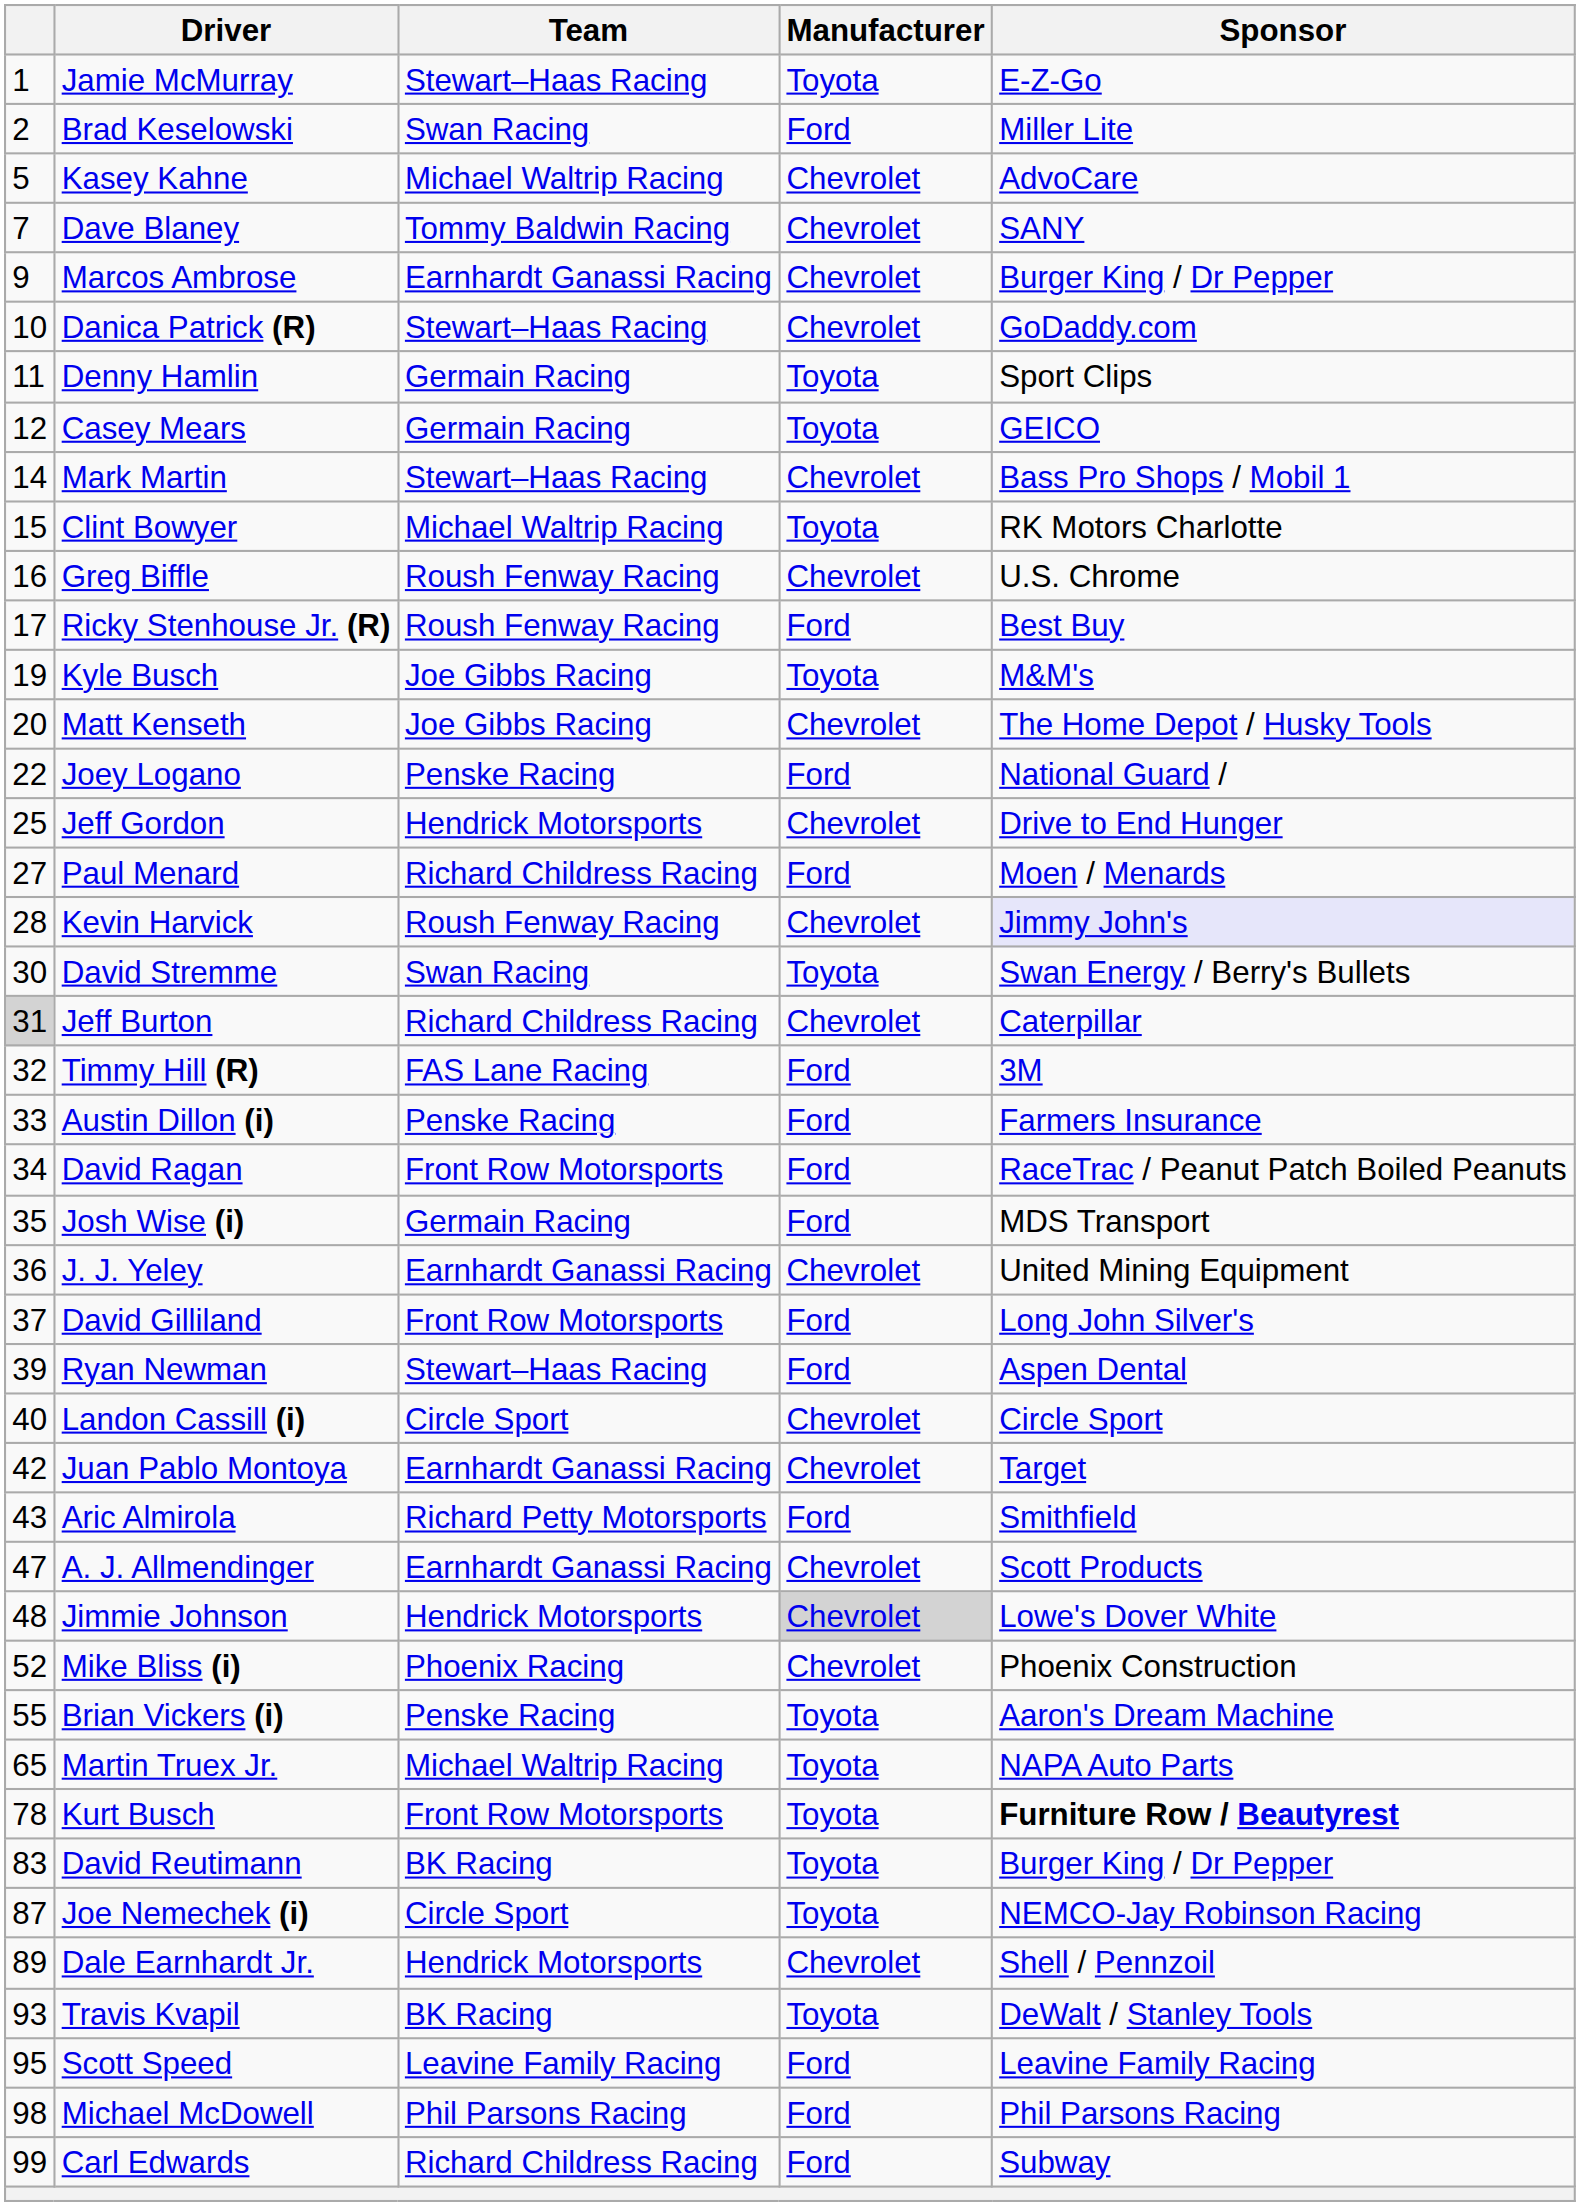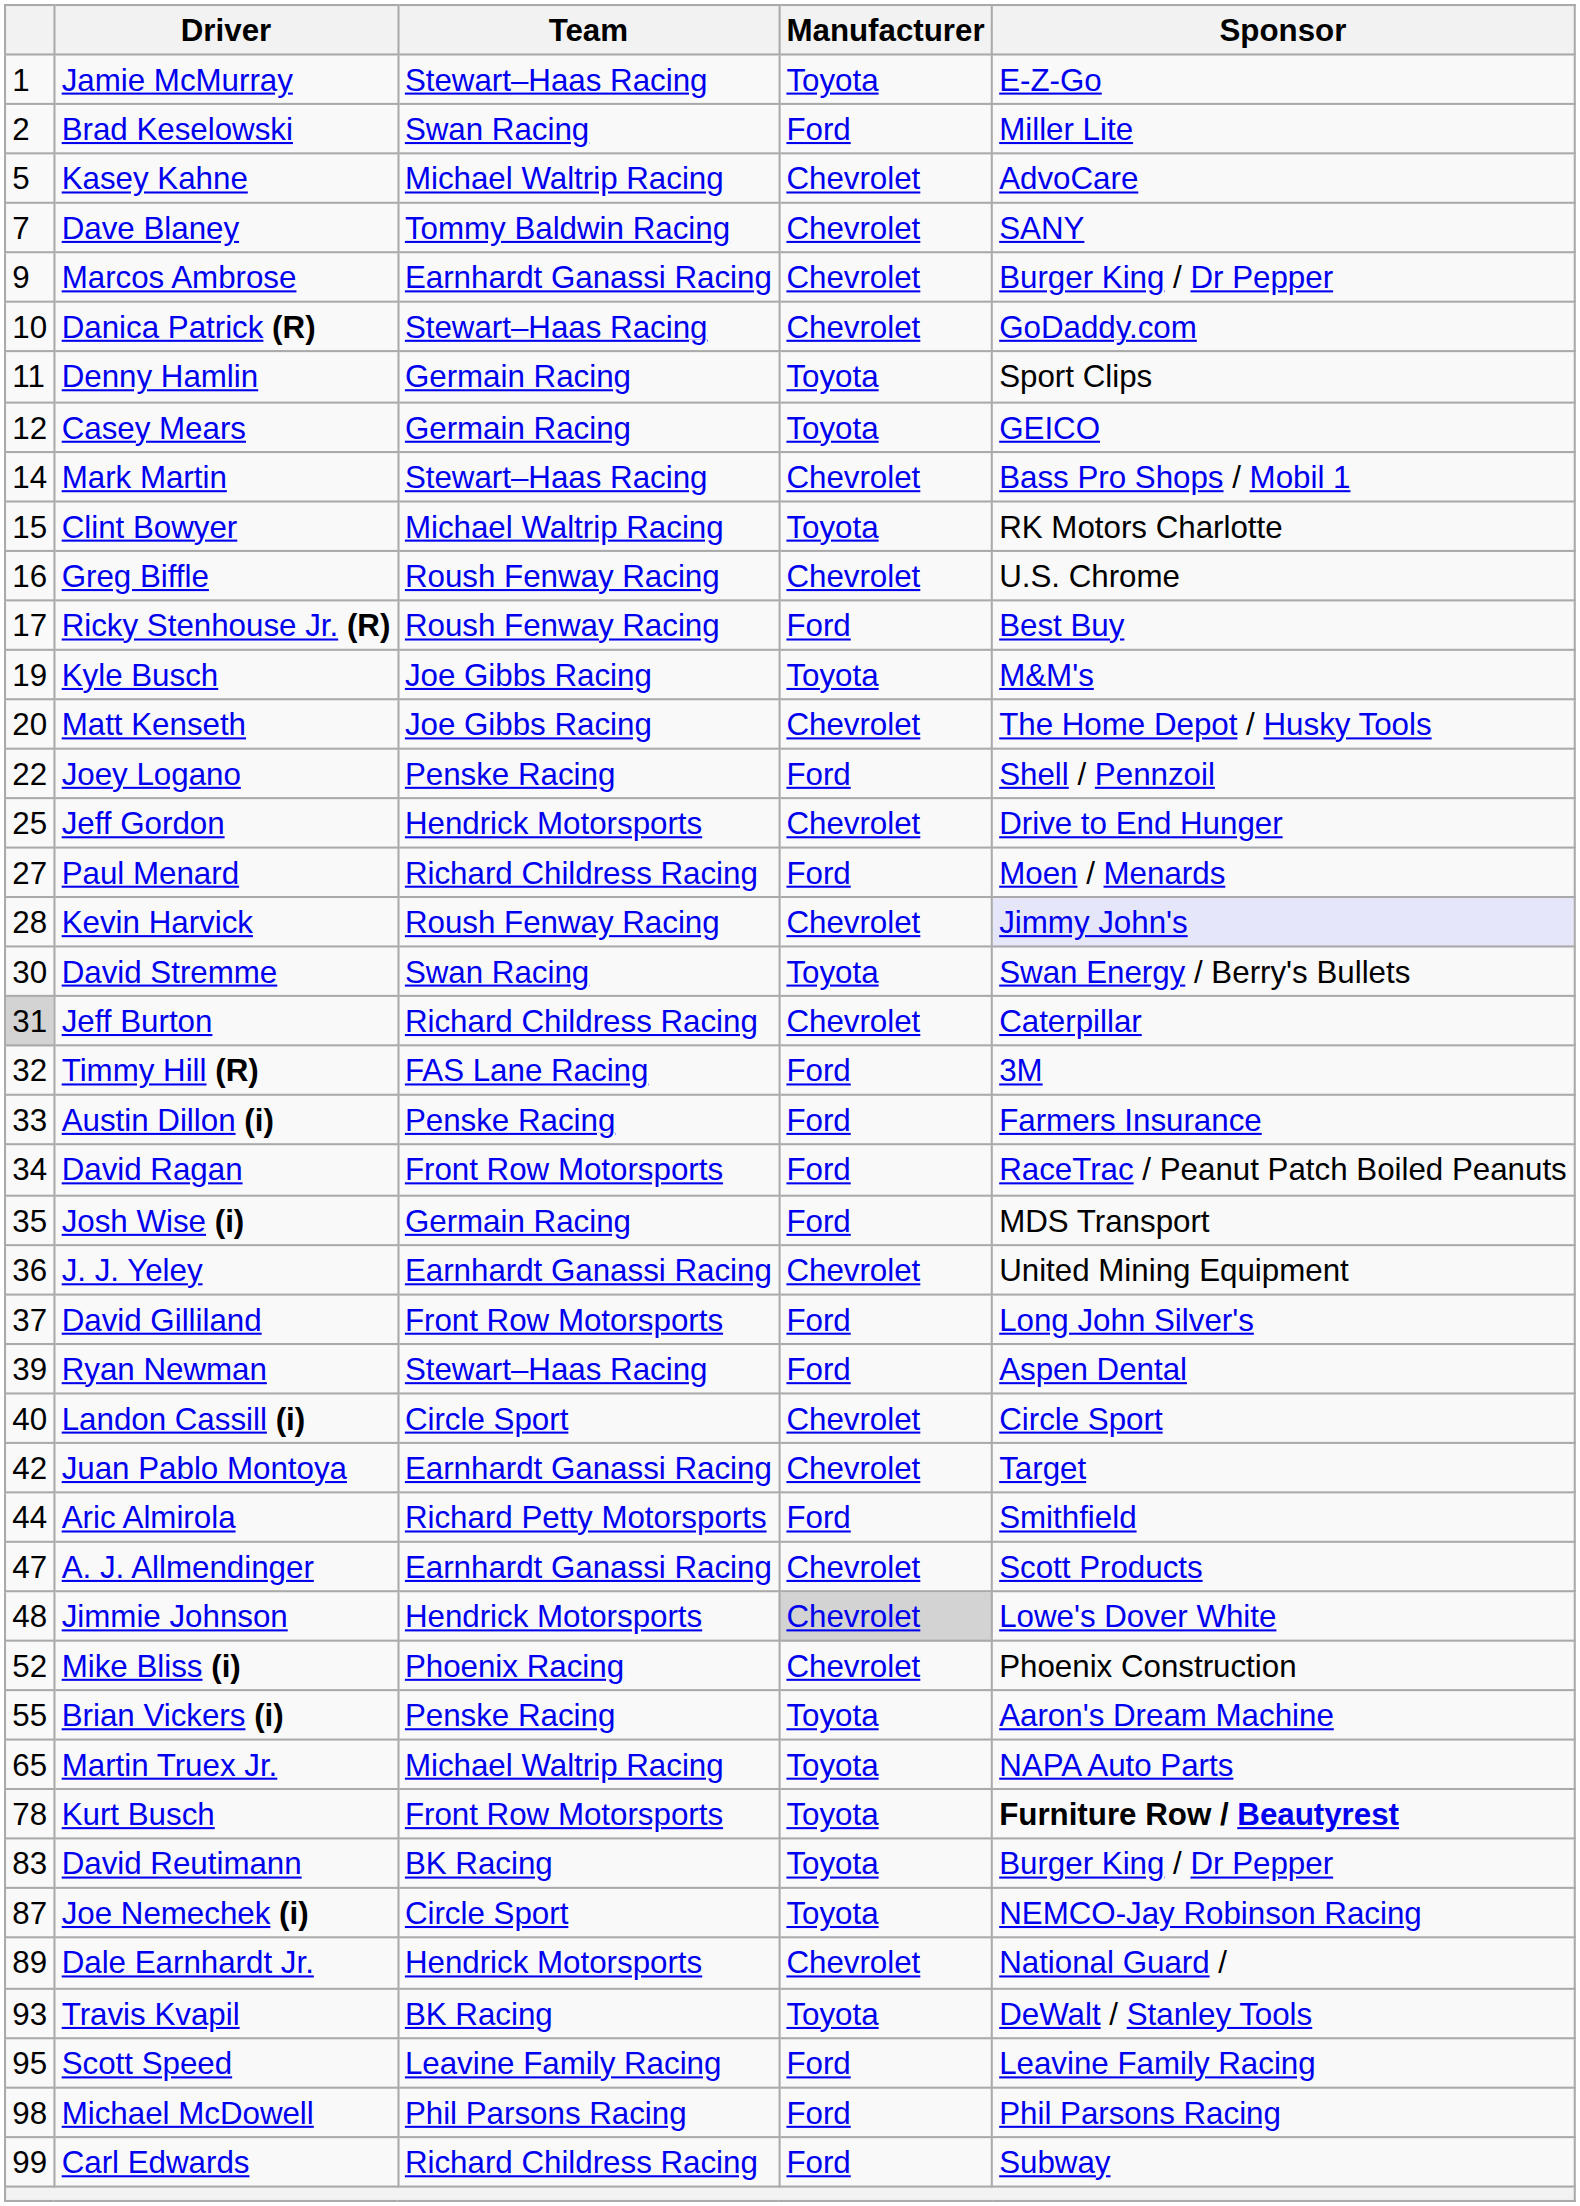(1113, 774) National Guard / -> (1107, 774) Shell / Pennzoil
(30, 1517) 43 -> (30, 1517) 44
(1107, 1963) Shell / Pennzoil -> (1113, 1963) National Guard /
